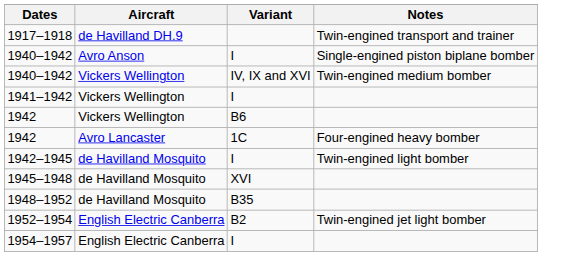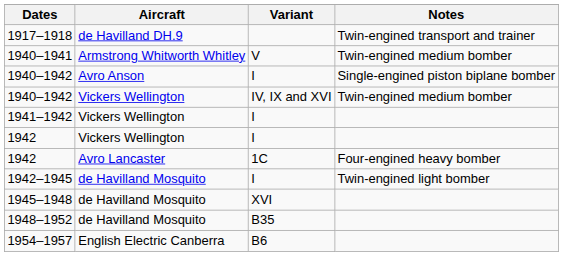+ row: (40, 55)
(238, 117) B6 -> (253, 138) I
- row: (40, 220)
(232, 240) I -> (259, 240) B6
